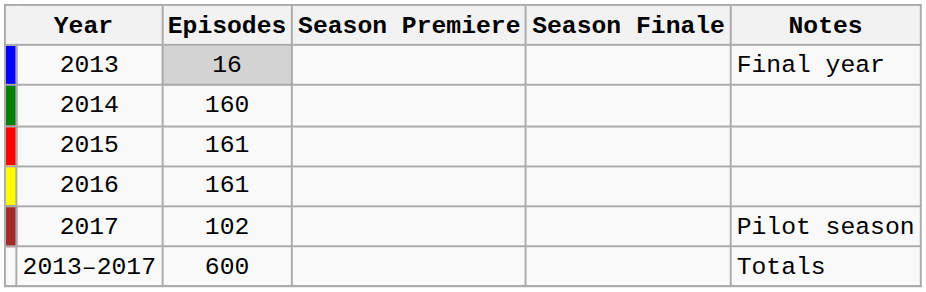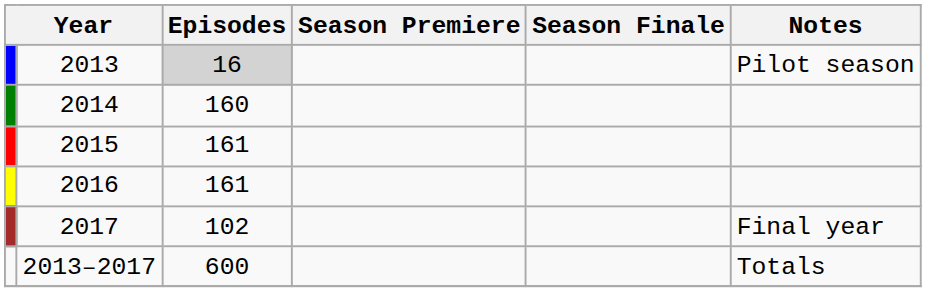(811, 65) Final year -> (826, 65) Pilot season
(826, 226) Pilot season -> (811, 226) Final year
